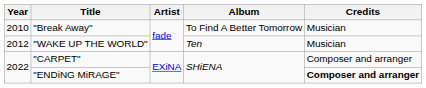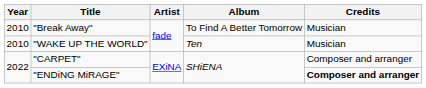(18, 43) 2012 -> (18, 43) 2010
